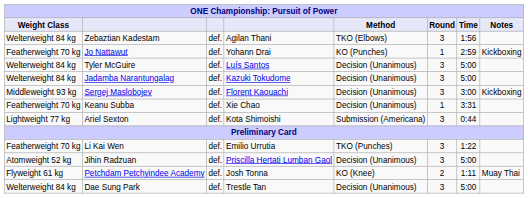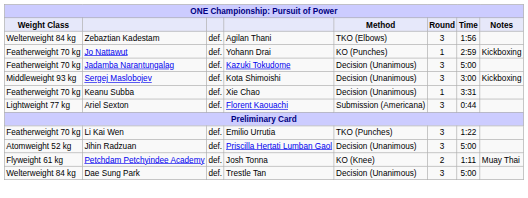- row: (110, 65)
(41, 78) Welterweight 84 kg -> (43, 65) Featherweight 70 kg
(257, 92) Florent Kaouachi -> (253, 78) Kota Shimoishi
(253, 119) Kota Shimoishi -> (257, 105) Florent Kaouachi
